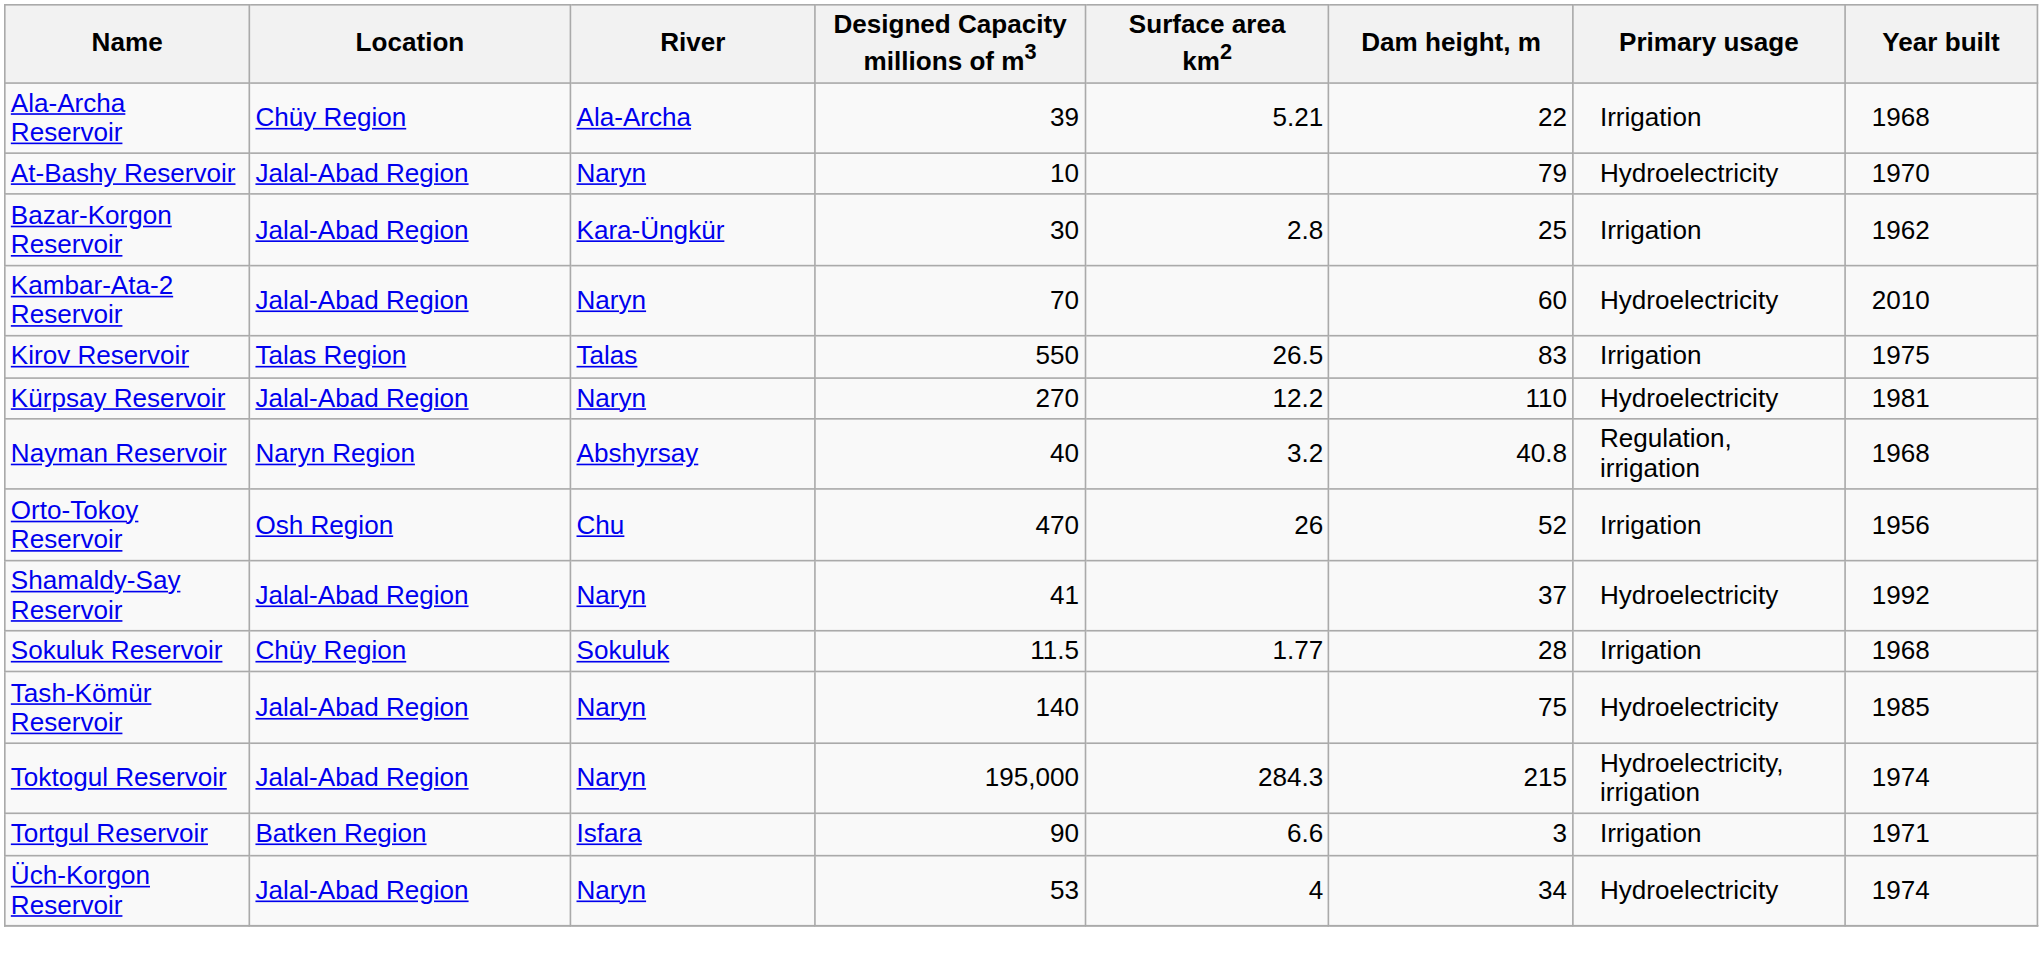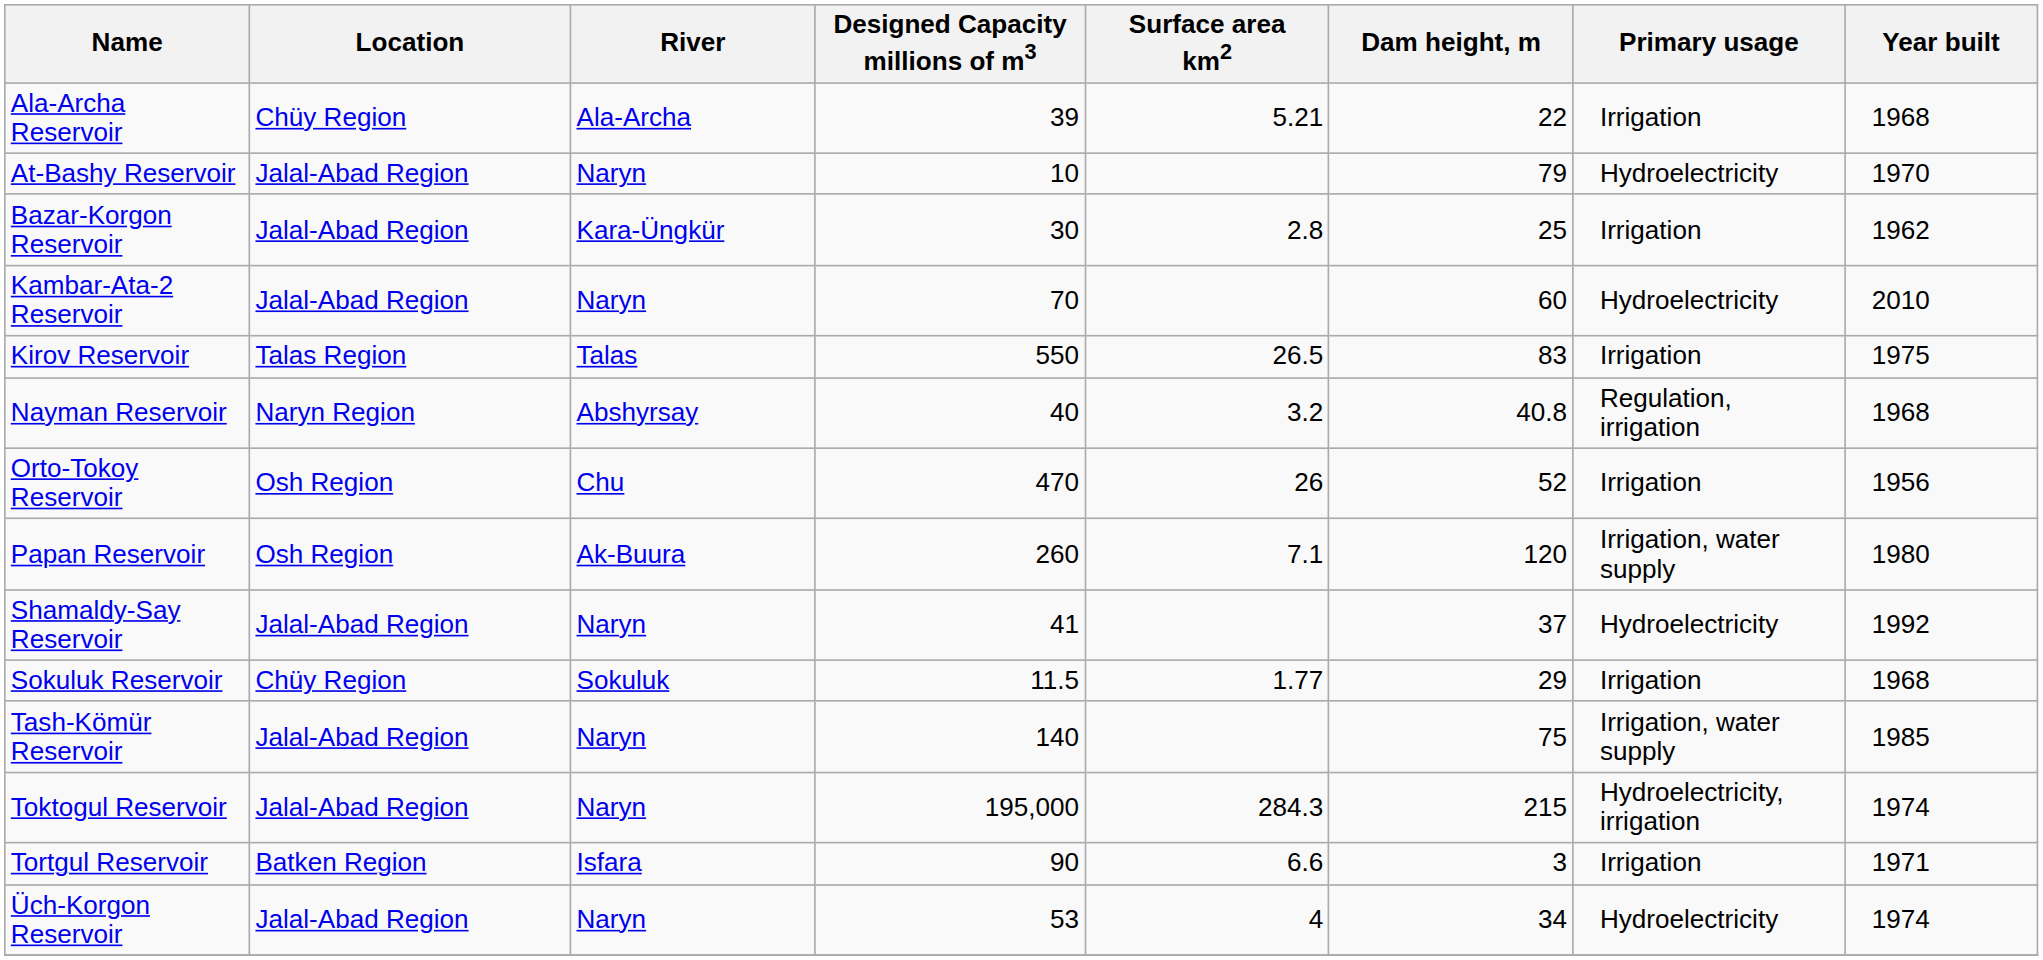- row: (118, 397)
+ row: (108, 553)
(1553, 651) 28 -> (1553, 680) 29
(1689, 707) Hydroelectricity -> (1690, 736) Irrigation, water supply
